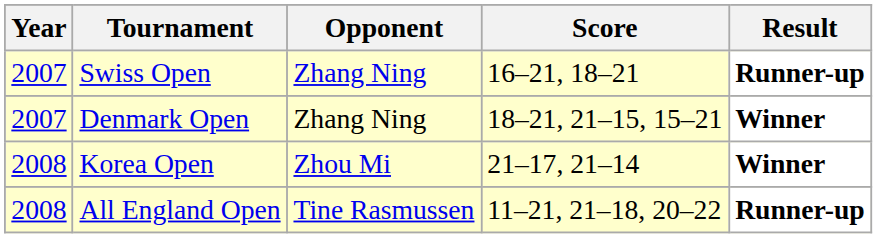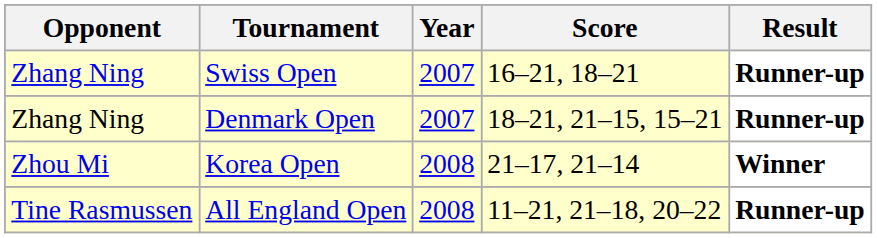columns swapped: (39, 27) <-> (384, 27)
(780, 118) Winner -> (800, 118) Runner-up
